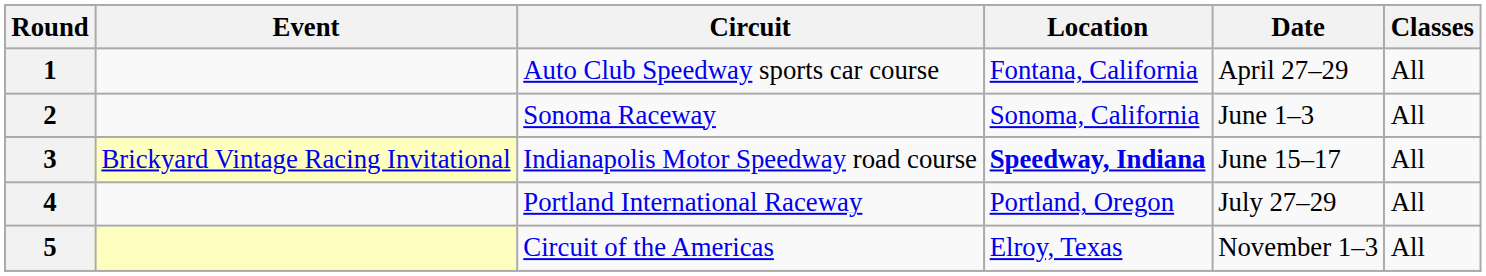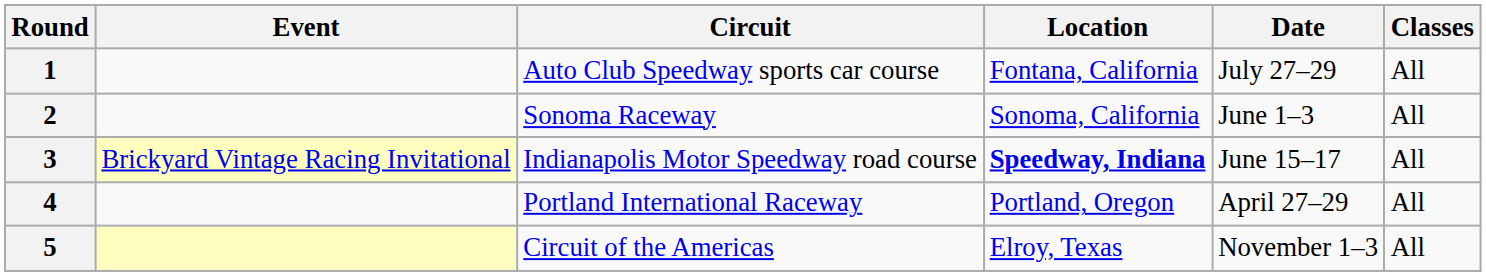(1283, 70) April 27–29 -> (1277, 70) July 27–29
(1277, 203) July 27–29 -> (1283, 203) April 27–29
